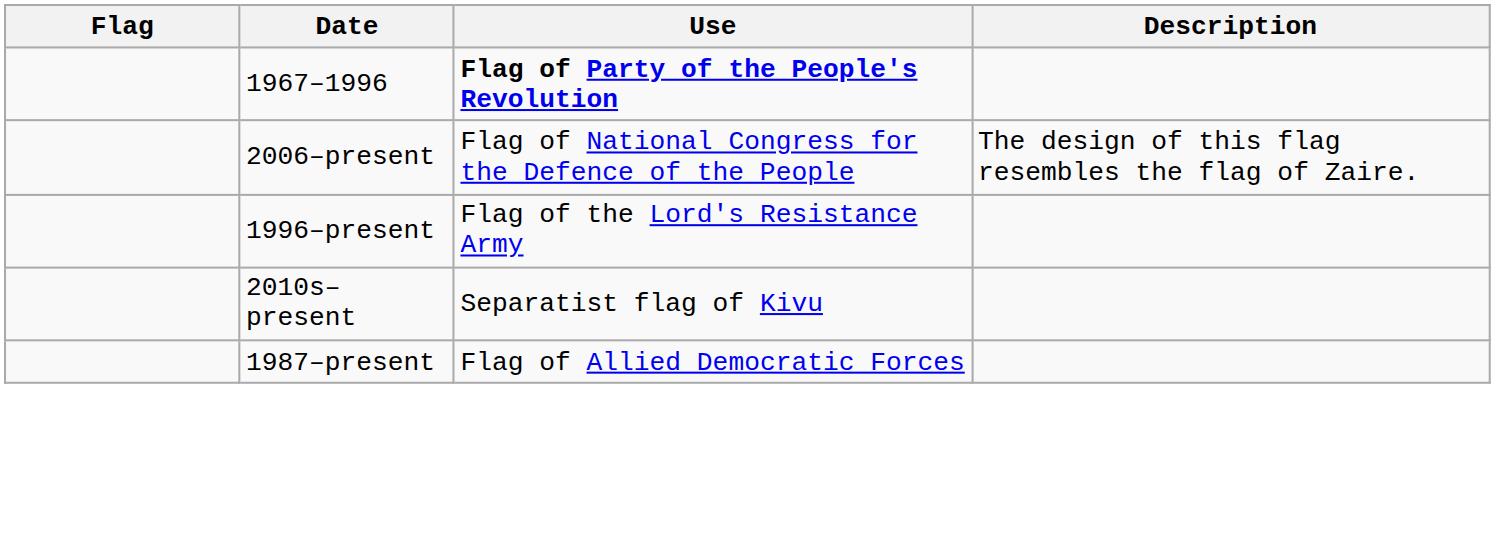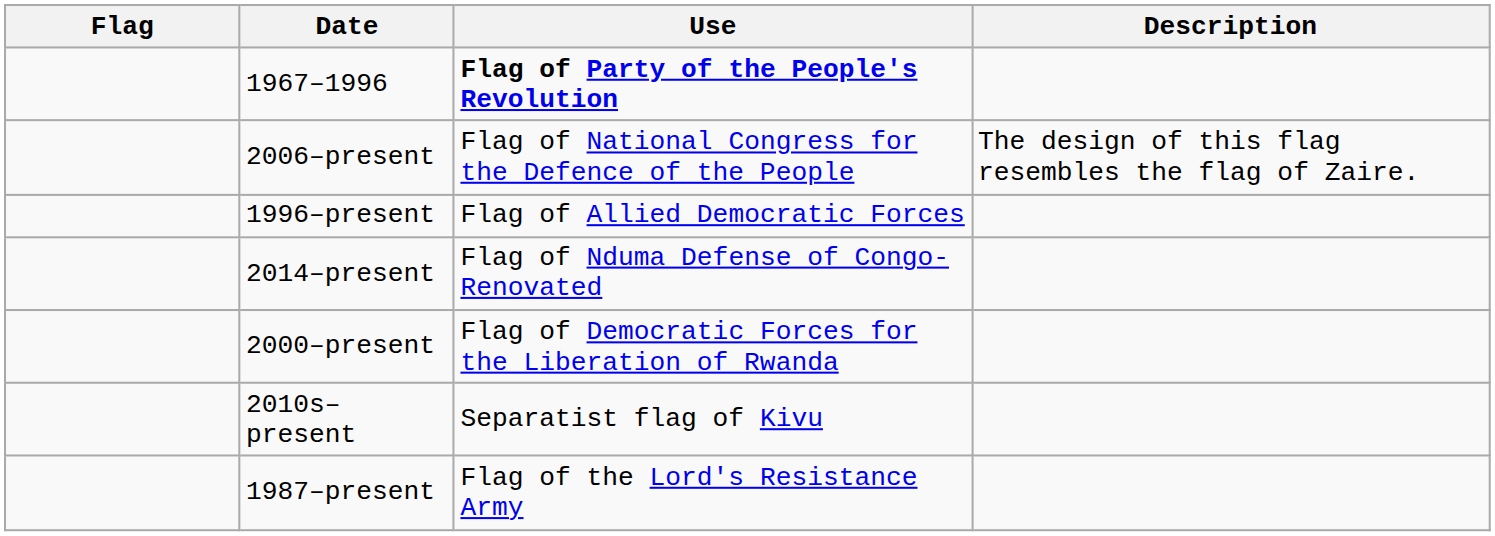(689, 231) Flag of the Lord's Resistance Army -> (713, 215) Flag of Allied Democratic Forces
+ row: (341, 273)
+ row: (341, 346)
(713, 362) Flag of Allied Democratic Forces -> (689, 493) Flag of the Lord's Resistance Army
